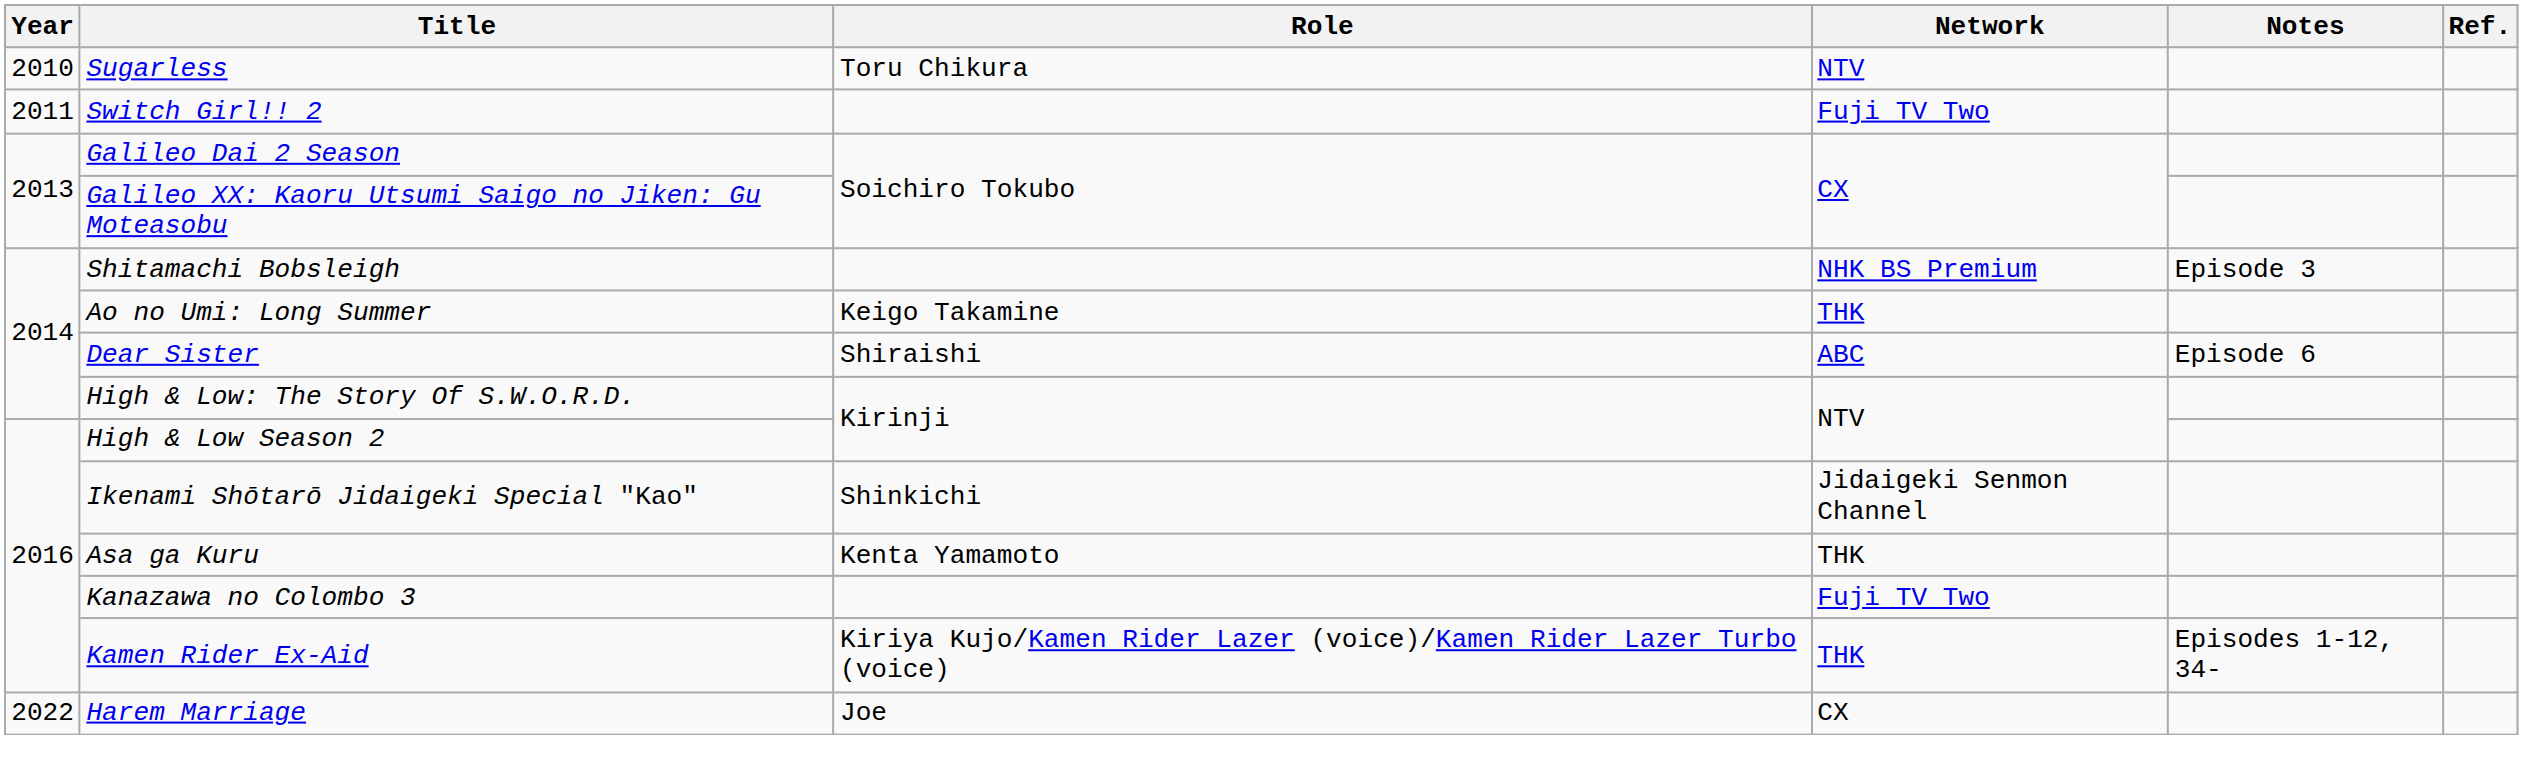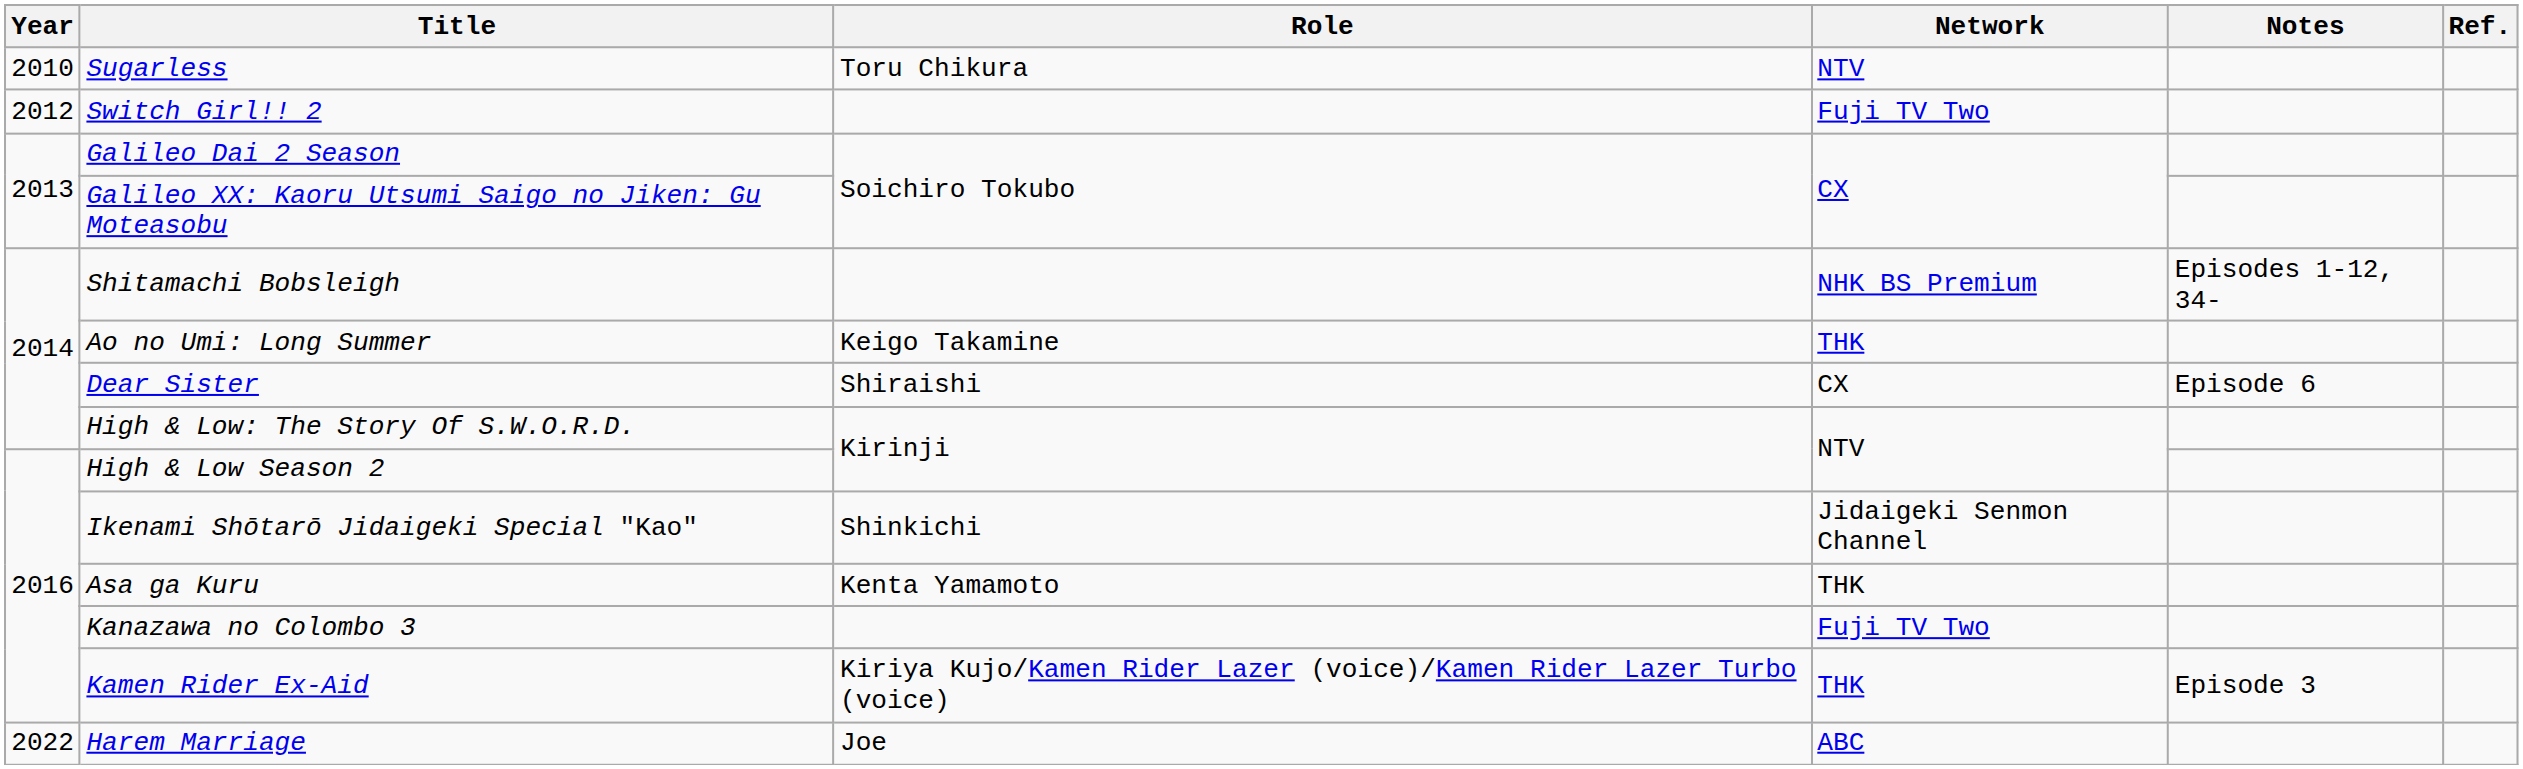(43, 111) 2011 -> (43, 111) 2012
(2245, 269) Episode 3 -> (2284, 284) Episodes 1-12, 34-
(1841, 355) ABC -> (1833, 385) CX
(2284, 655) Episodes 1-12, 34- -> (2245, 685) Episode 3
(1833, 713) CX -> (1841, 743) ABC
